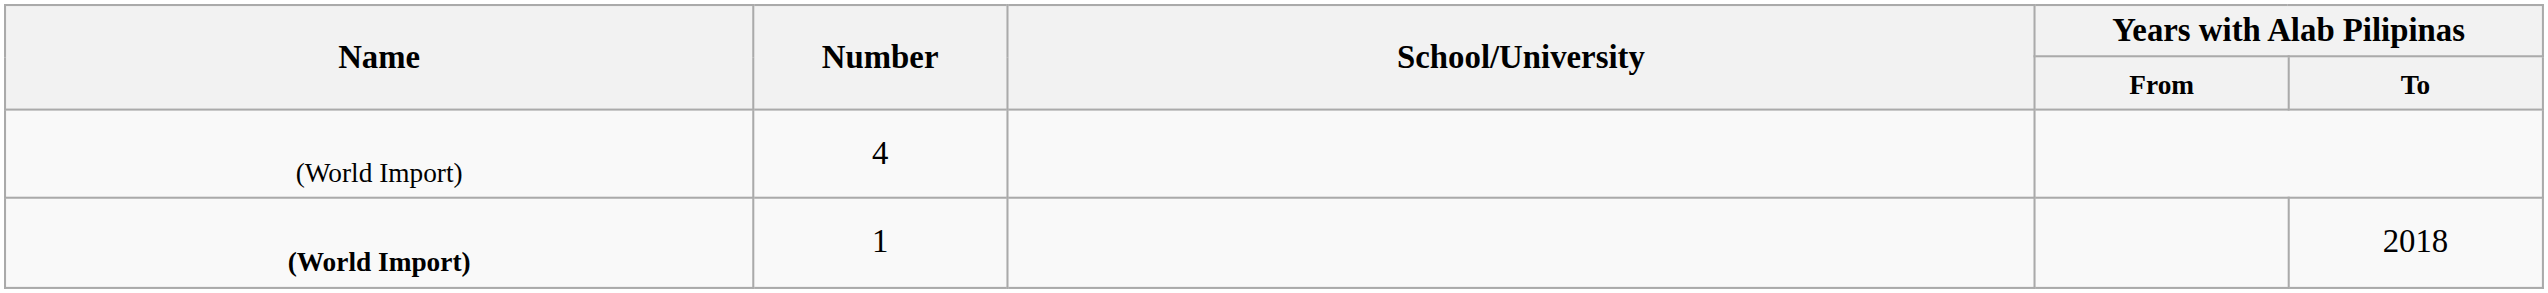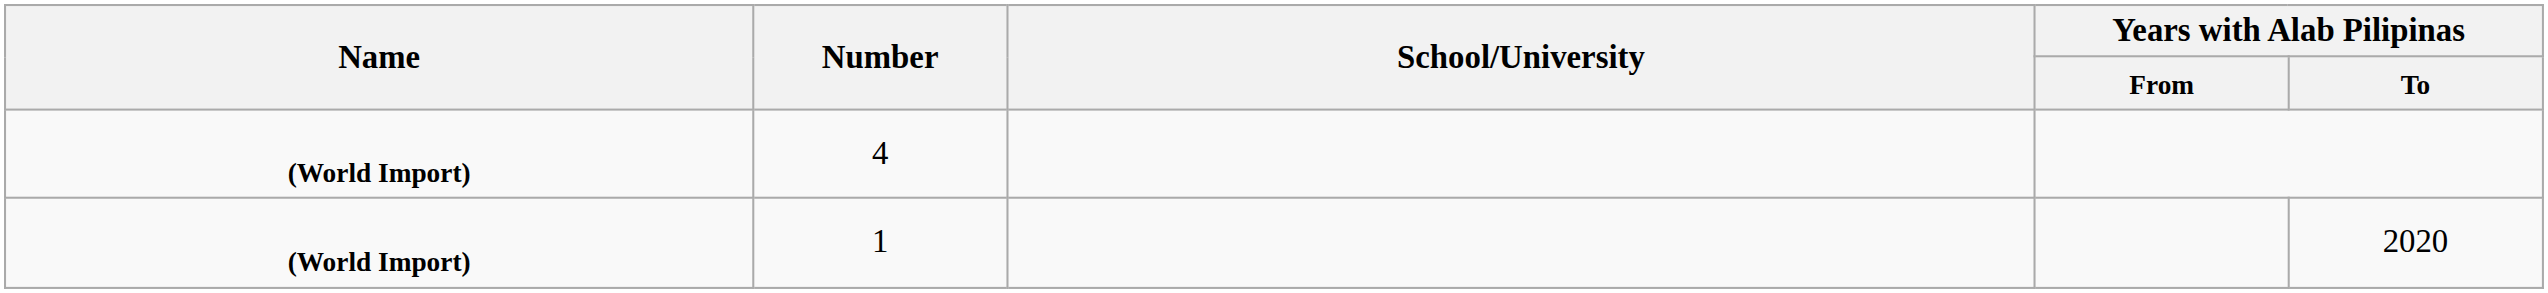(379, 173) normal -> (379, 171) bold
(2415, 241) 2018 -> (2415, 241) 2020
